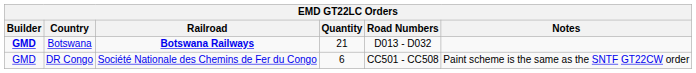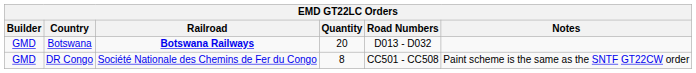(24, 44) bold -> (24, 44) normal
(342, 44) 21 -> (342, 44) 20
(342, 60) 6 -> (342, 60) 8
